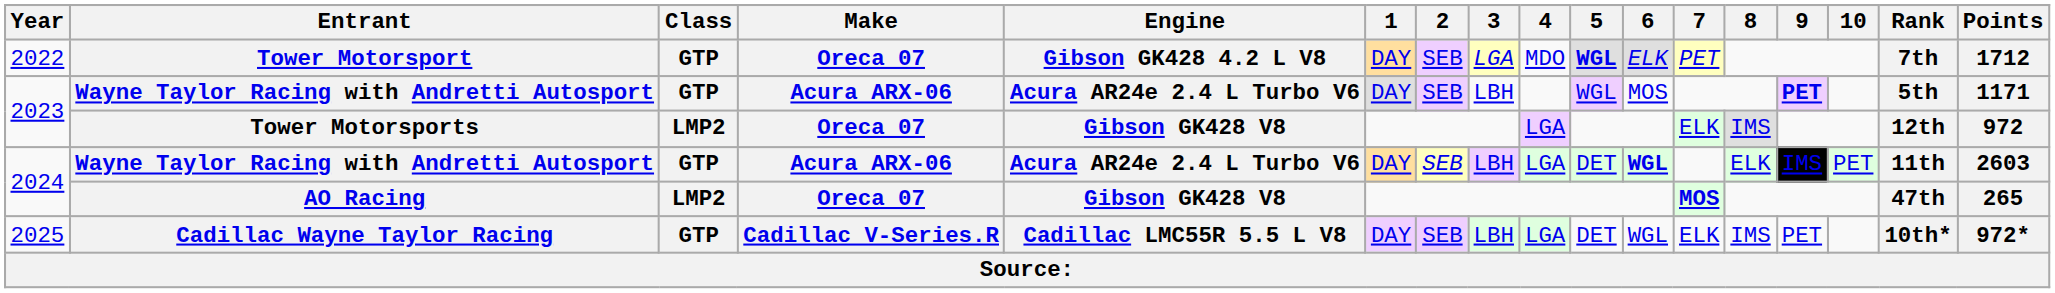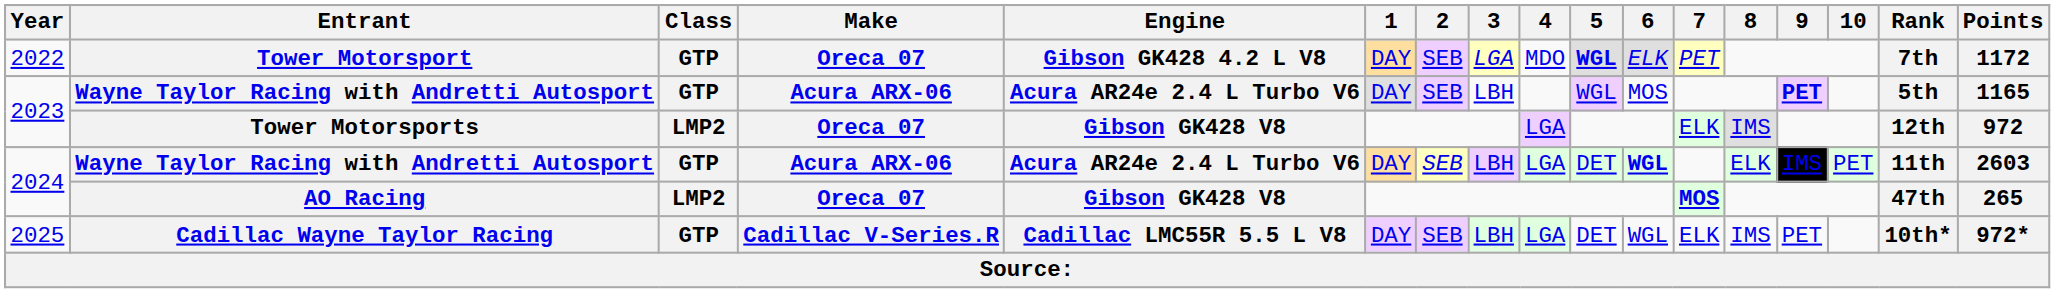(2003, 58) 1712 -> (2003, 58) 1172
(2003, 93) 1171 -> (2003, 93) 1165
